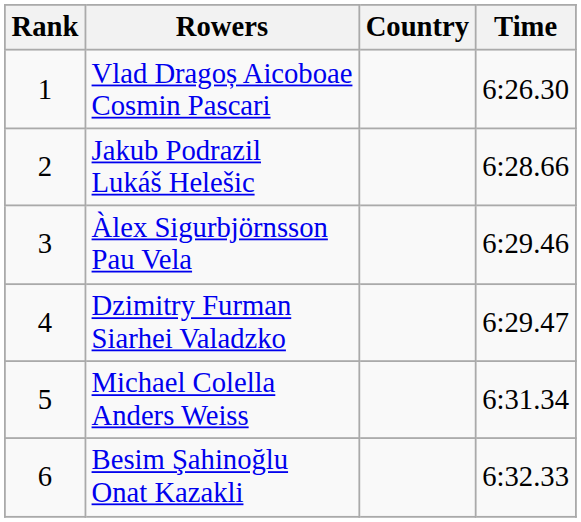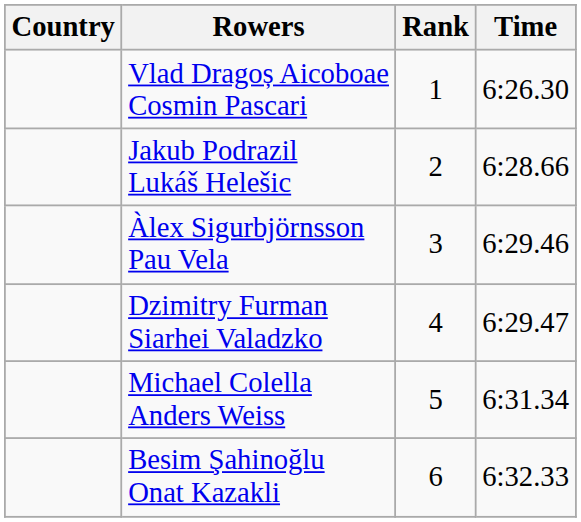columns swapped: (45, 27) <-> (417, 27)
